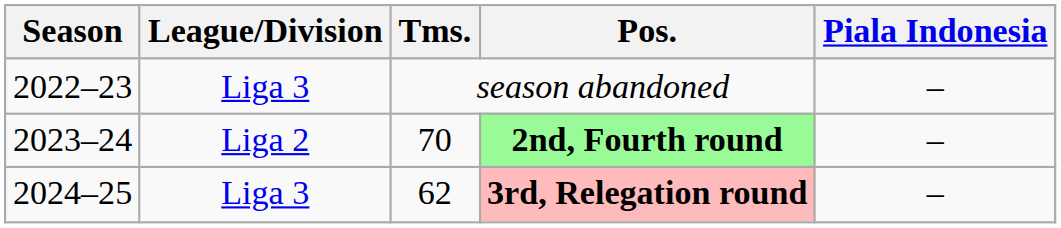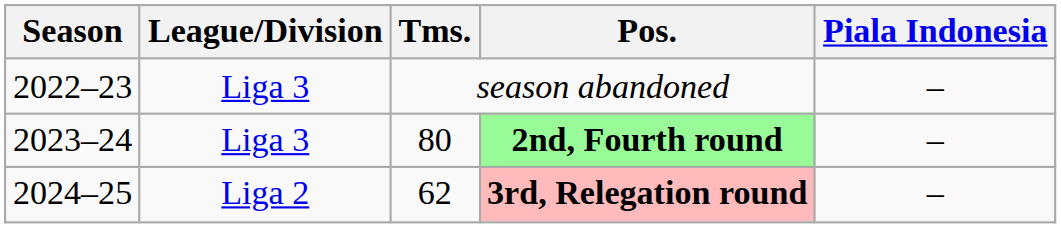(265, 139) Liga 2 -> (265, 139) Liga 3
(435, 139) 70 -> (435, 139) 80
(265, 193) Liga 3 -> (265, 193) Liga 2
